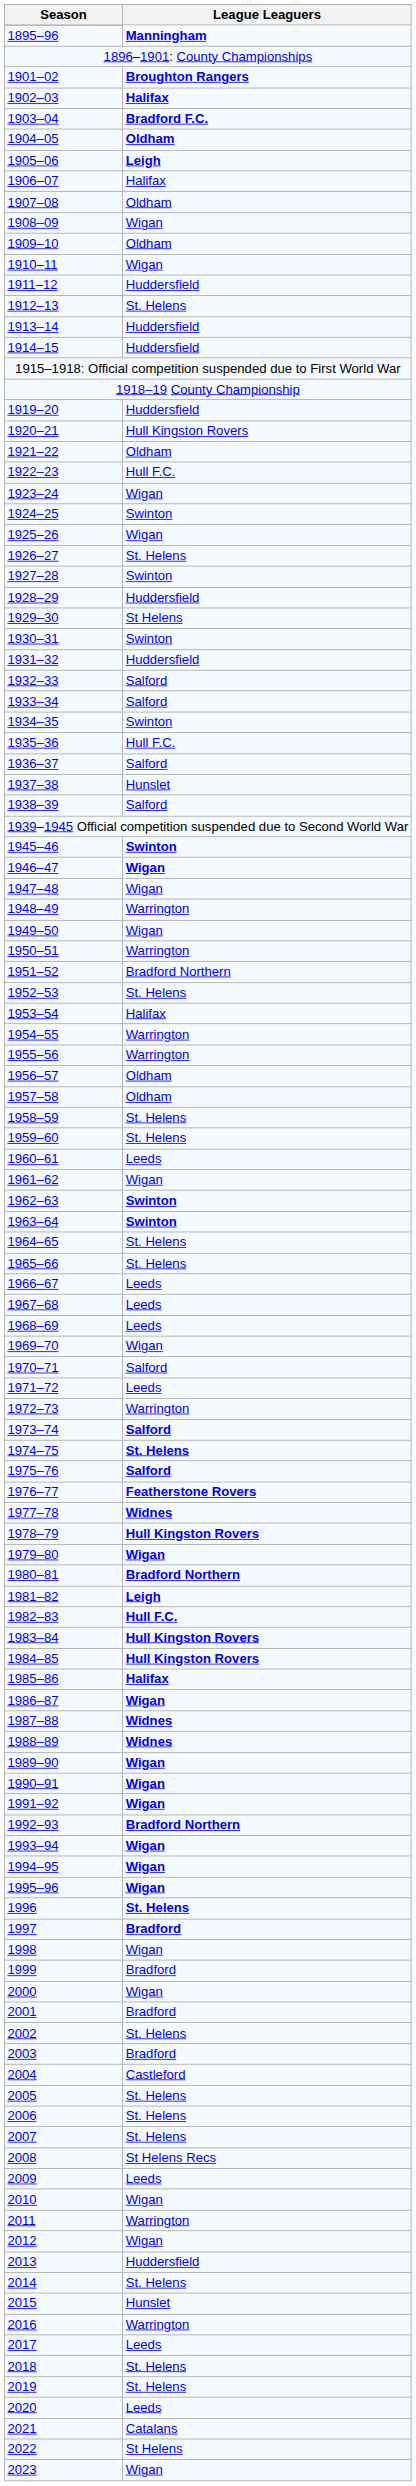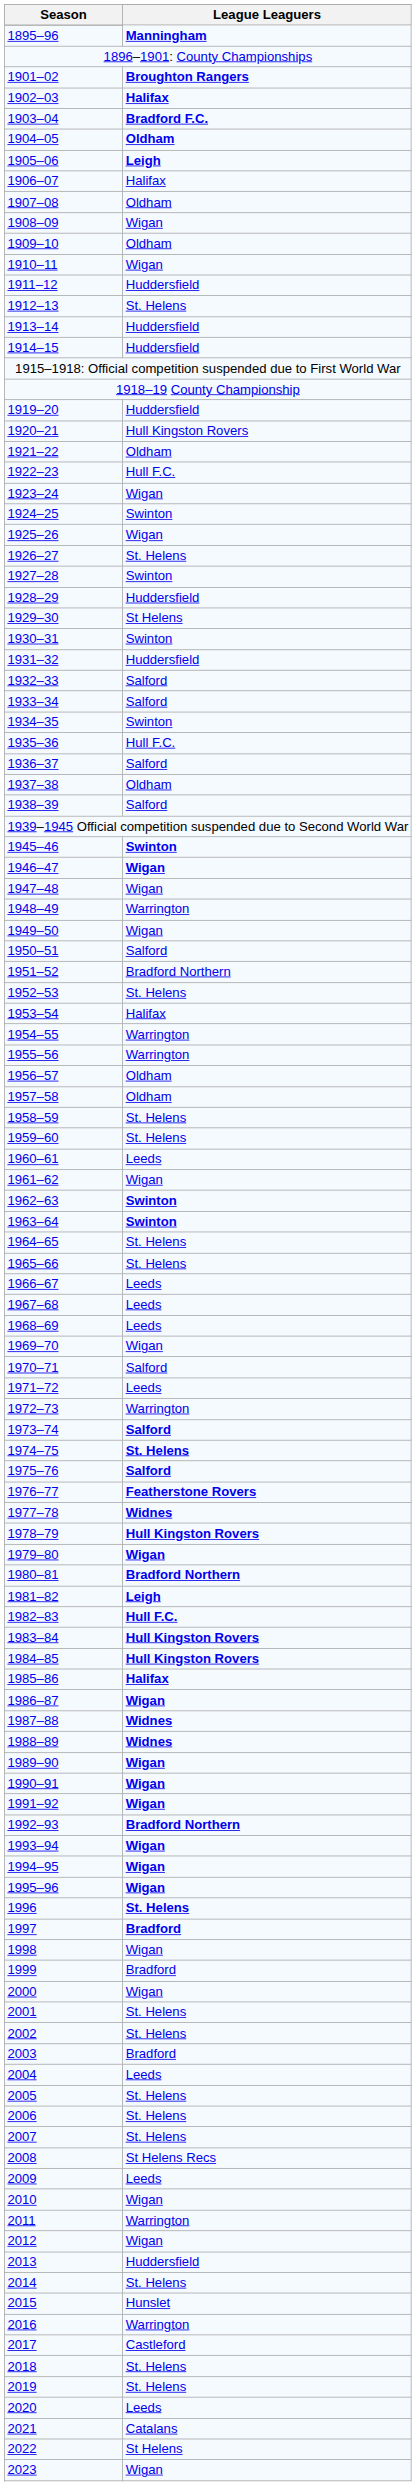(148, 784) Hunslet -> (149, 784) Oldham
(158, 951) Warrington -> (146, 951) Salford
(151, 2012) Bradford -> (156, 2012) St. Helens
(156, 2074) Castleford -> (144, 2074) Leeds
(144, 2345) Leeds -> (156, 2345) Castleford
